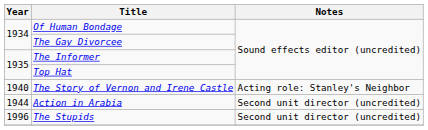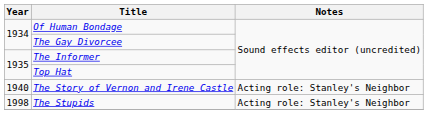- row: (78, 102)
(18, 117) 1996 -> (18, 102) 1998
(329, 117) Second unit director (uncredited) -> (324, 102) Acting role: Stanley's Neighbor
